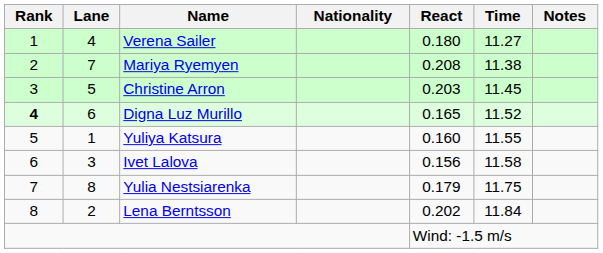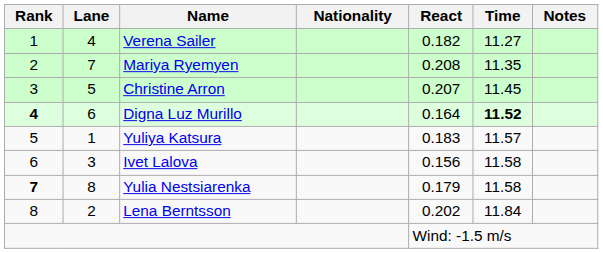(441, 41) 0.180 -> (441, 41) 0.182
(503, 65) 11.38 -> (503, 65) 11.35
(441, 89) 0.203 -> (441, 89) 0.207
(441, 114) 0.165 -> (441, 114) 0.164
(503, 114) normal -> (503, 114) bold
(441, 138) 0.160 -> (441, 138) 0.183
(503, 138) 11.55 -> (503, 138) 11.57
(34, 187) normal -> (34, 187) bold
(503, 187) 11.75 -> (503, 187) 11.58
